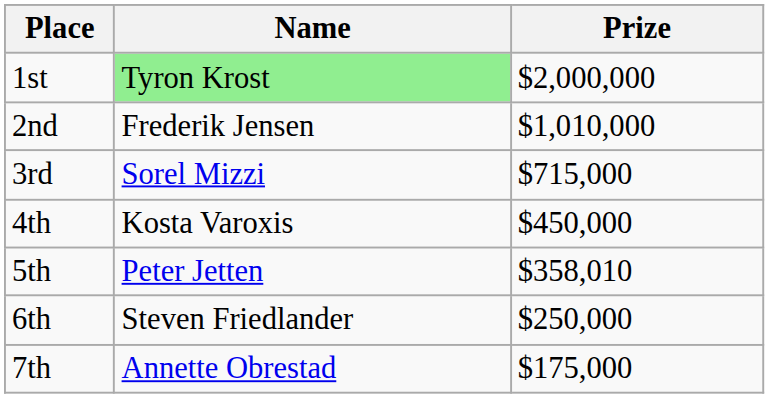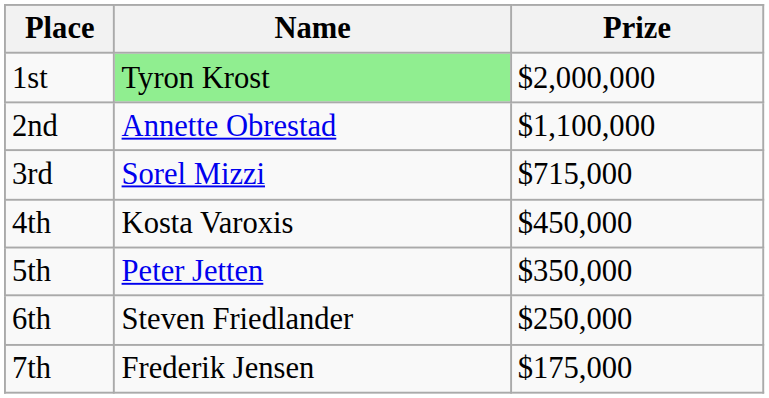(218, 125) Frederik Jensen -> (229, 125) Annette Obrestad
(586, 125) $1,010,000 -> (586, 125) $1,100,000
(575, 271) $358,010 -> (575, 271) $350,000
(229, 367) Annette Obrestad -> (218, 367) Frederik Jensen
